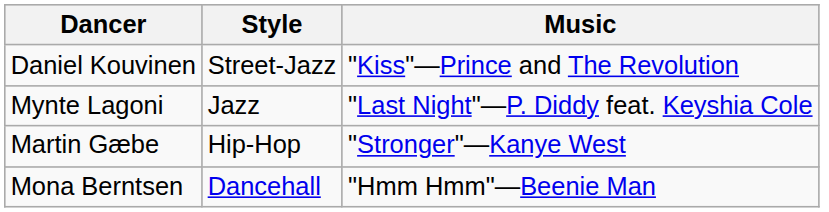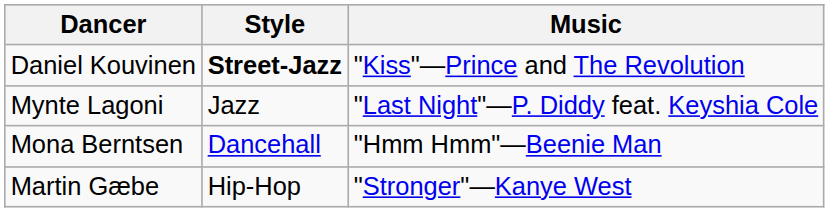(272, 65) normal -> (275, 65) bold
rows swapped: (97, 186) <-> (85, 145)
